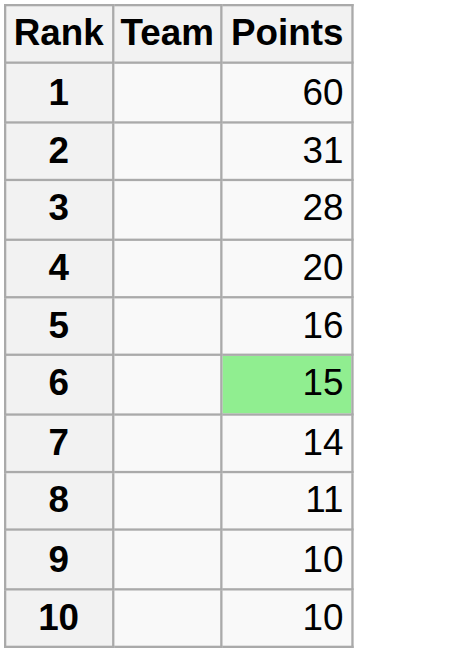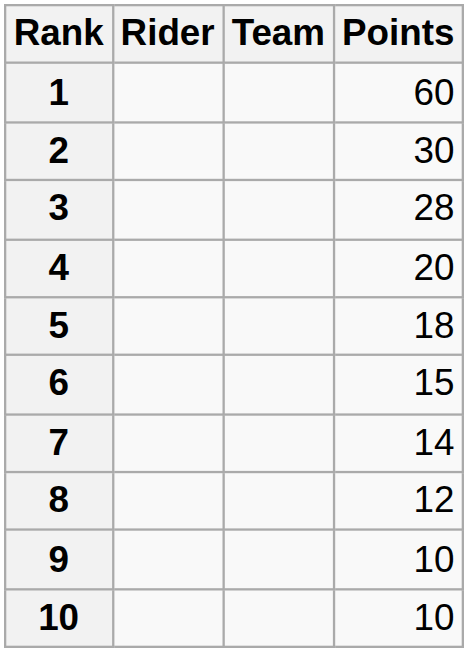+ column: (168, 33)
(323, 150) 31 -> (434, 150) 30
(323, 325) 16 -> (434, 325) 18
(323, 383) lightgreen background -> (434, 383) no background
(324, 500) 11 -> (434, 500) 12
